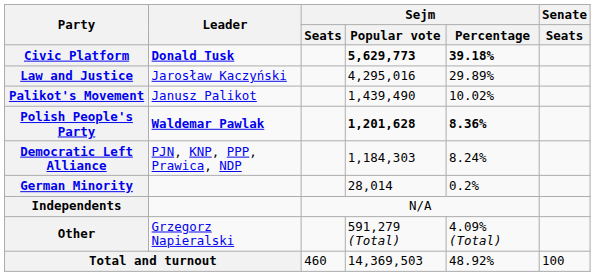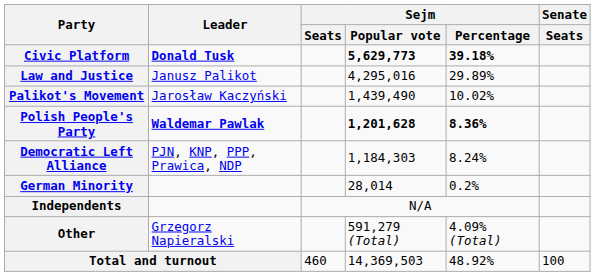(219, 76) Jarosław Kaczyński -> (204, 76) Janusz Palikot
(204, 96) Janusz Palikot -> (219, 96) Jarosław Kaczyński
